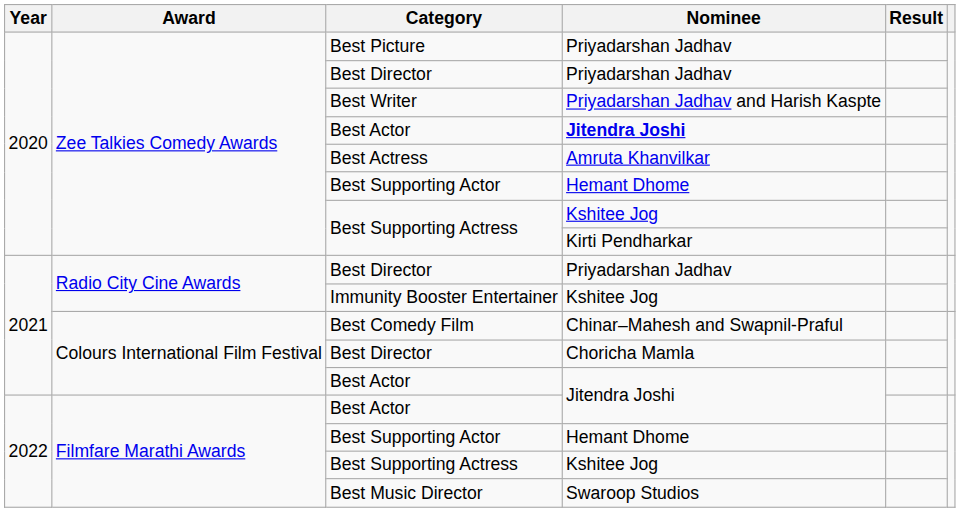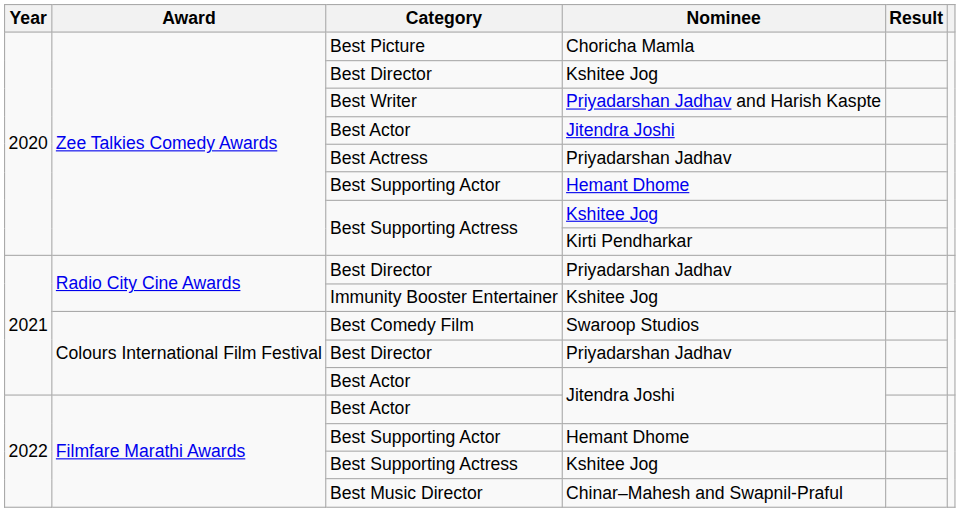(649, 46) Priyadarshan Jadhav -> (630, 46) Choricha Mamla
(649, 74) Priyadarshan Jadhav -> (612, 74) Kshitee Jog
(626, 130) bold -> (620, 130) normal
(638, 158) Amruta Khanvilkar -> (649, 158) Priyadarshan Jadhav
(705, 325) Chinar–Mahesh and Swapnil-Praful -> (633, 325) Swaroop Studios
(630, 353) Choricha Mamla -> (649, 353) Priyadarshan Jadhav
(633, 492) Swaroop Studios -> (705, 492) Chinar–Mahesh and Swapnil-Praful
